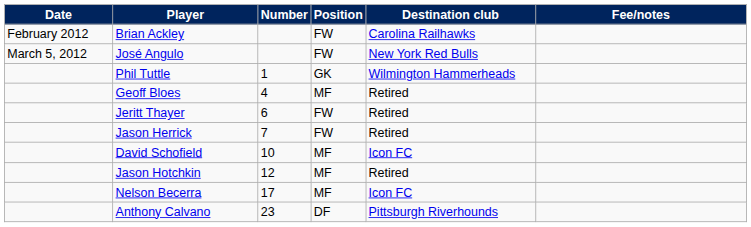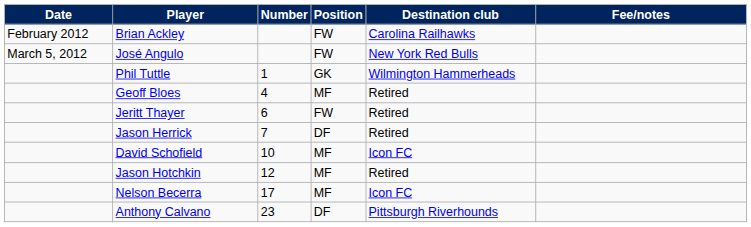(323, 133) FW -> (322, 133) DF
